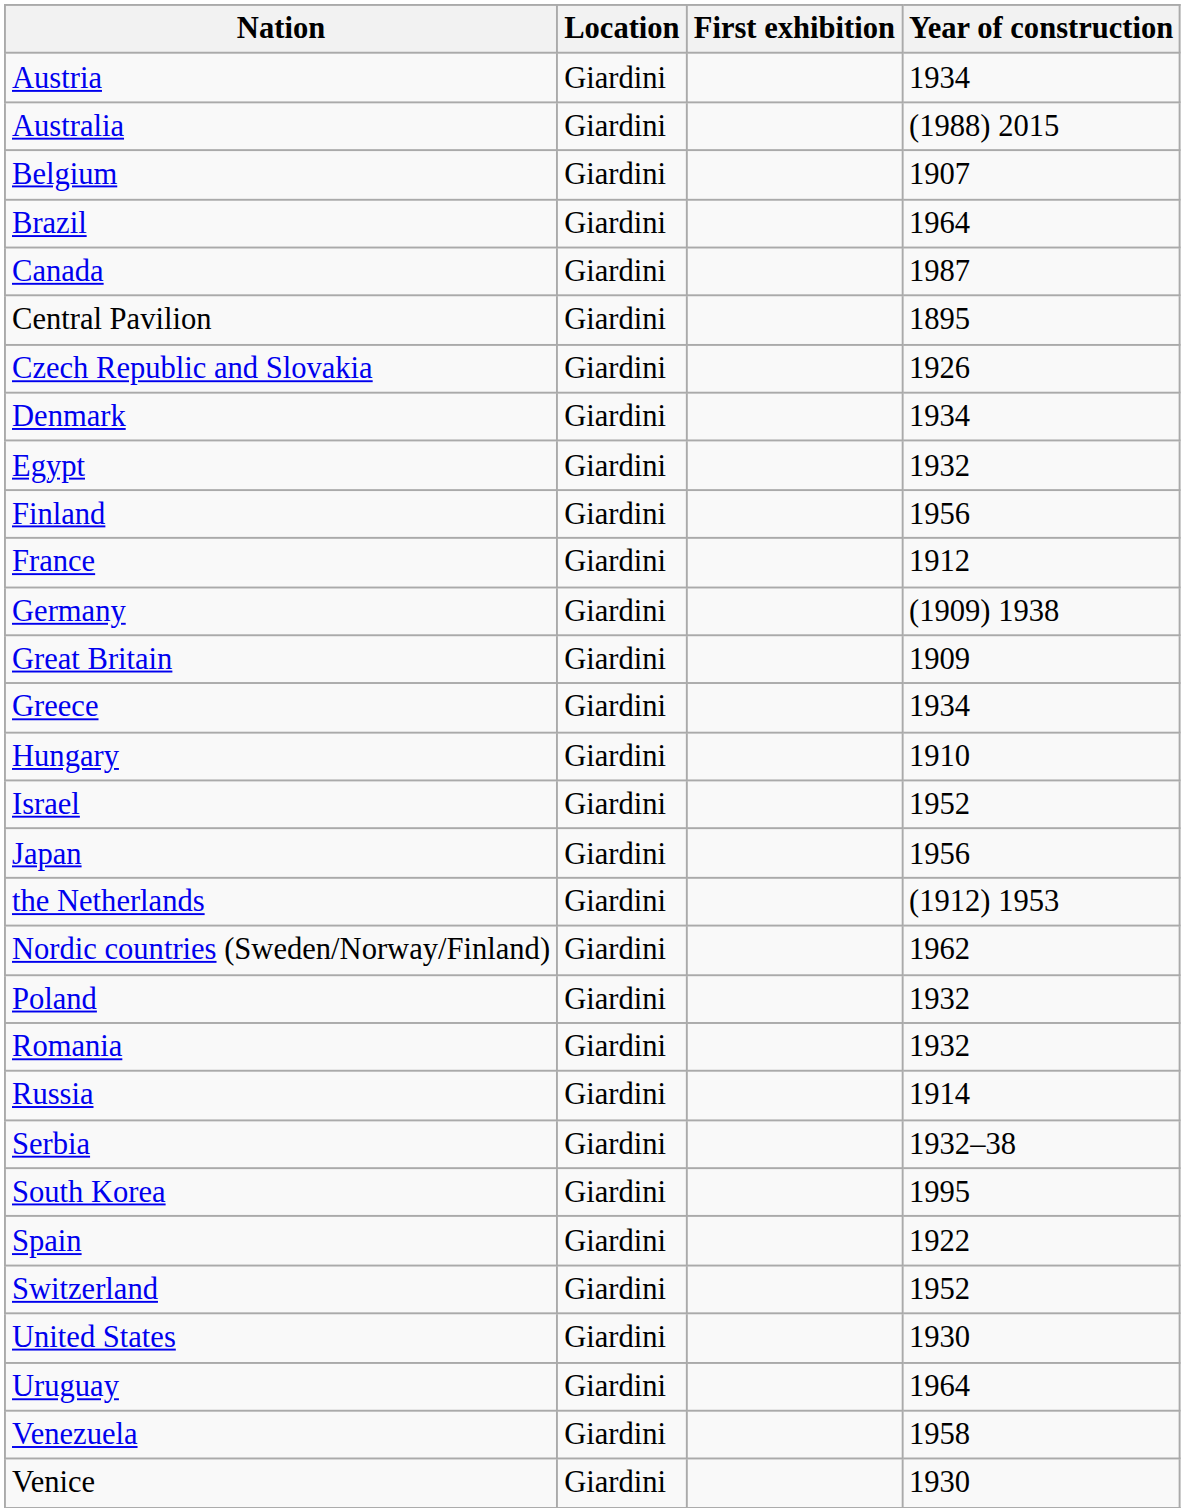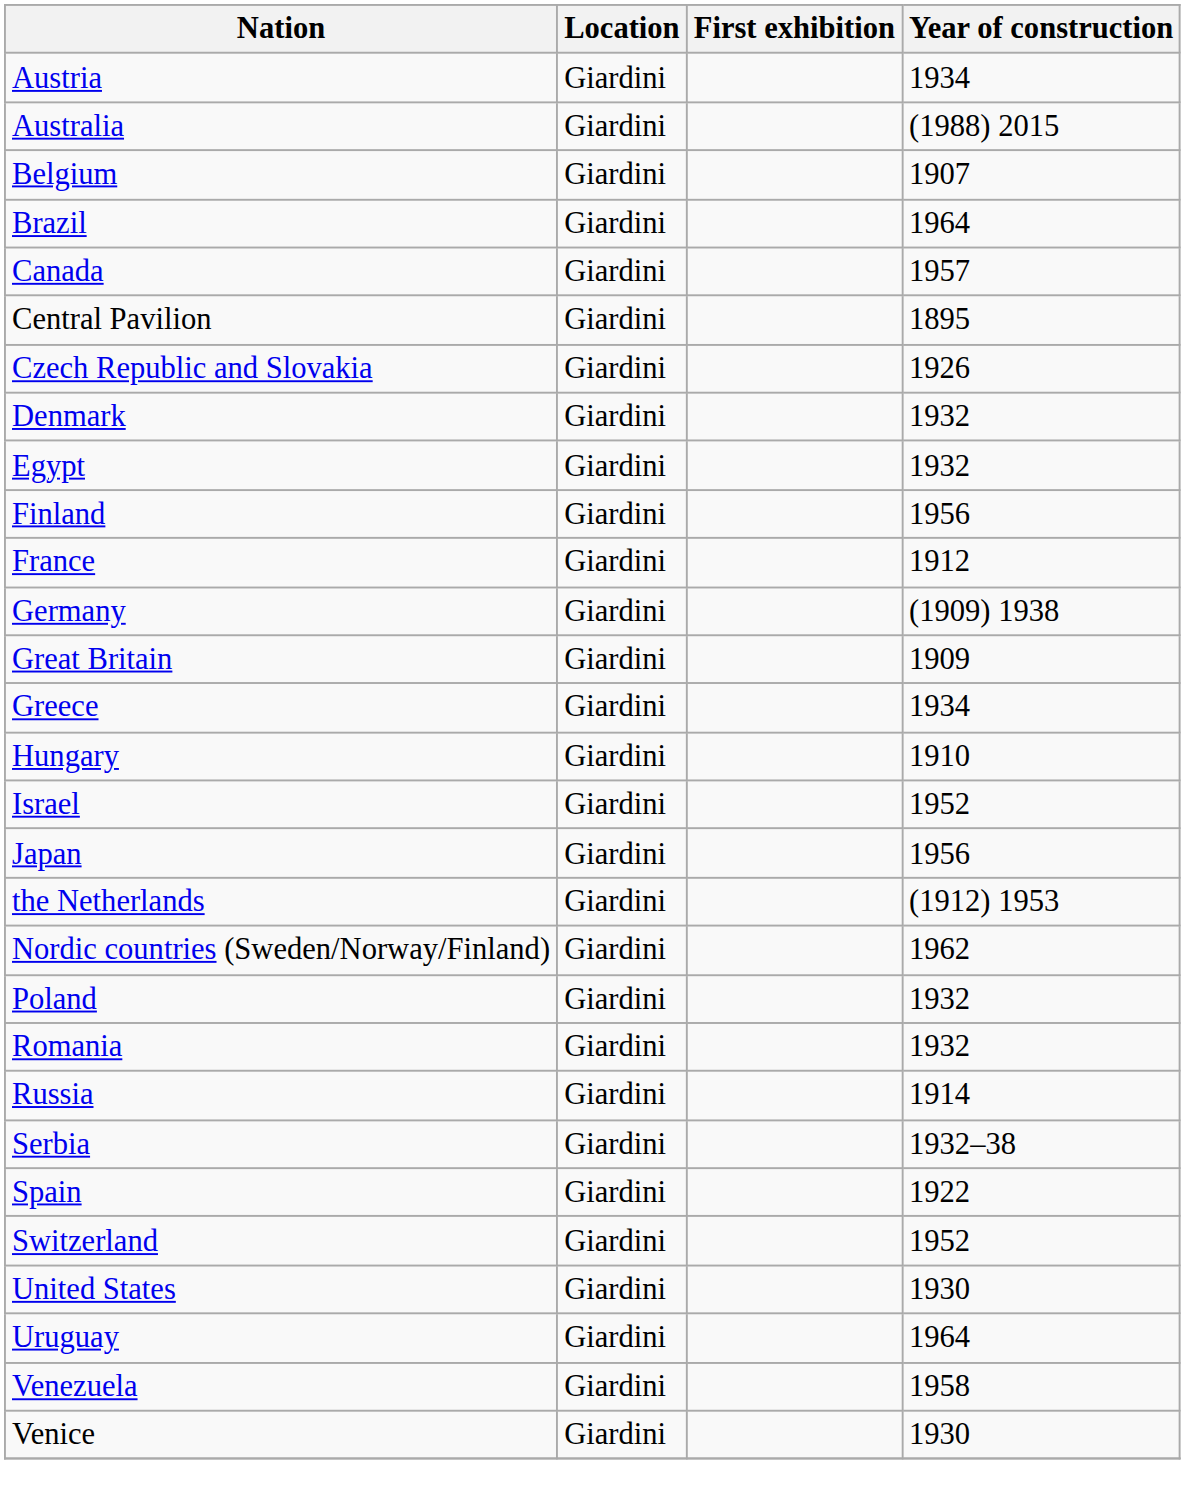(940, 271) 1987 -> (940, 271) 1957
(940, 416) 1934 -> (940, 416) 1932
- row: (89, 1191)
